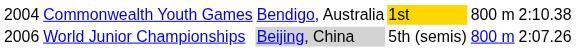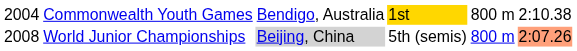(22, 36) 2006 -> (22, 36) 2008
(545, 36) no background -> (545, 36) lightsalmon background
